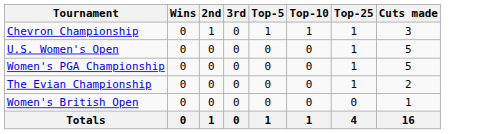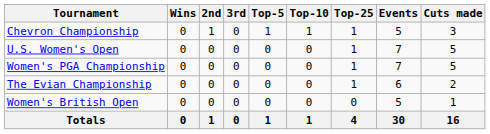+ column: (398, 13)
